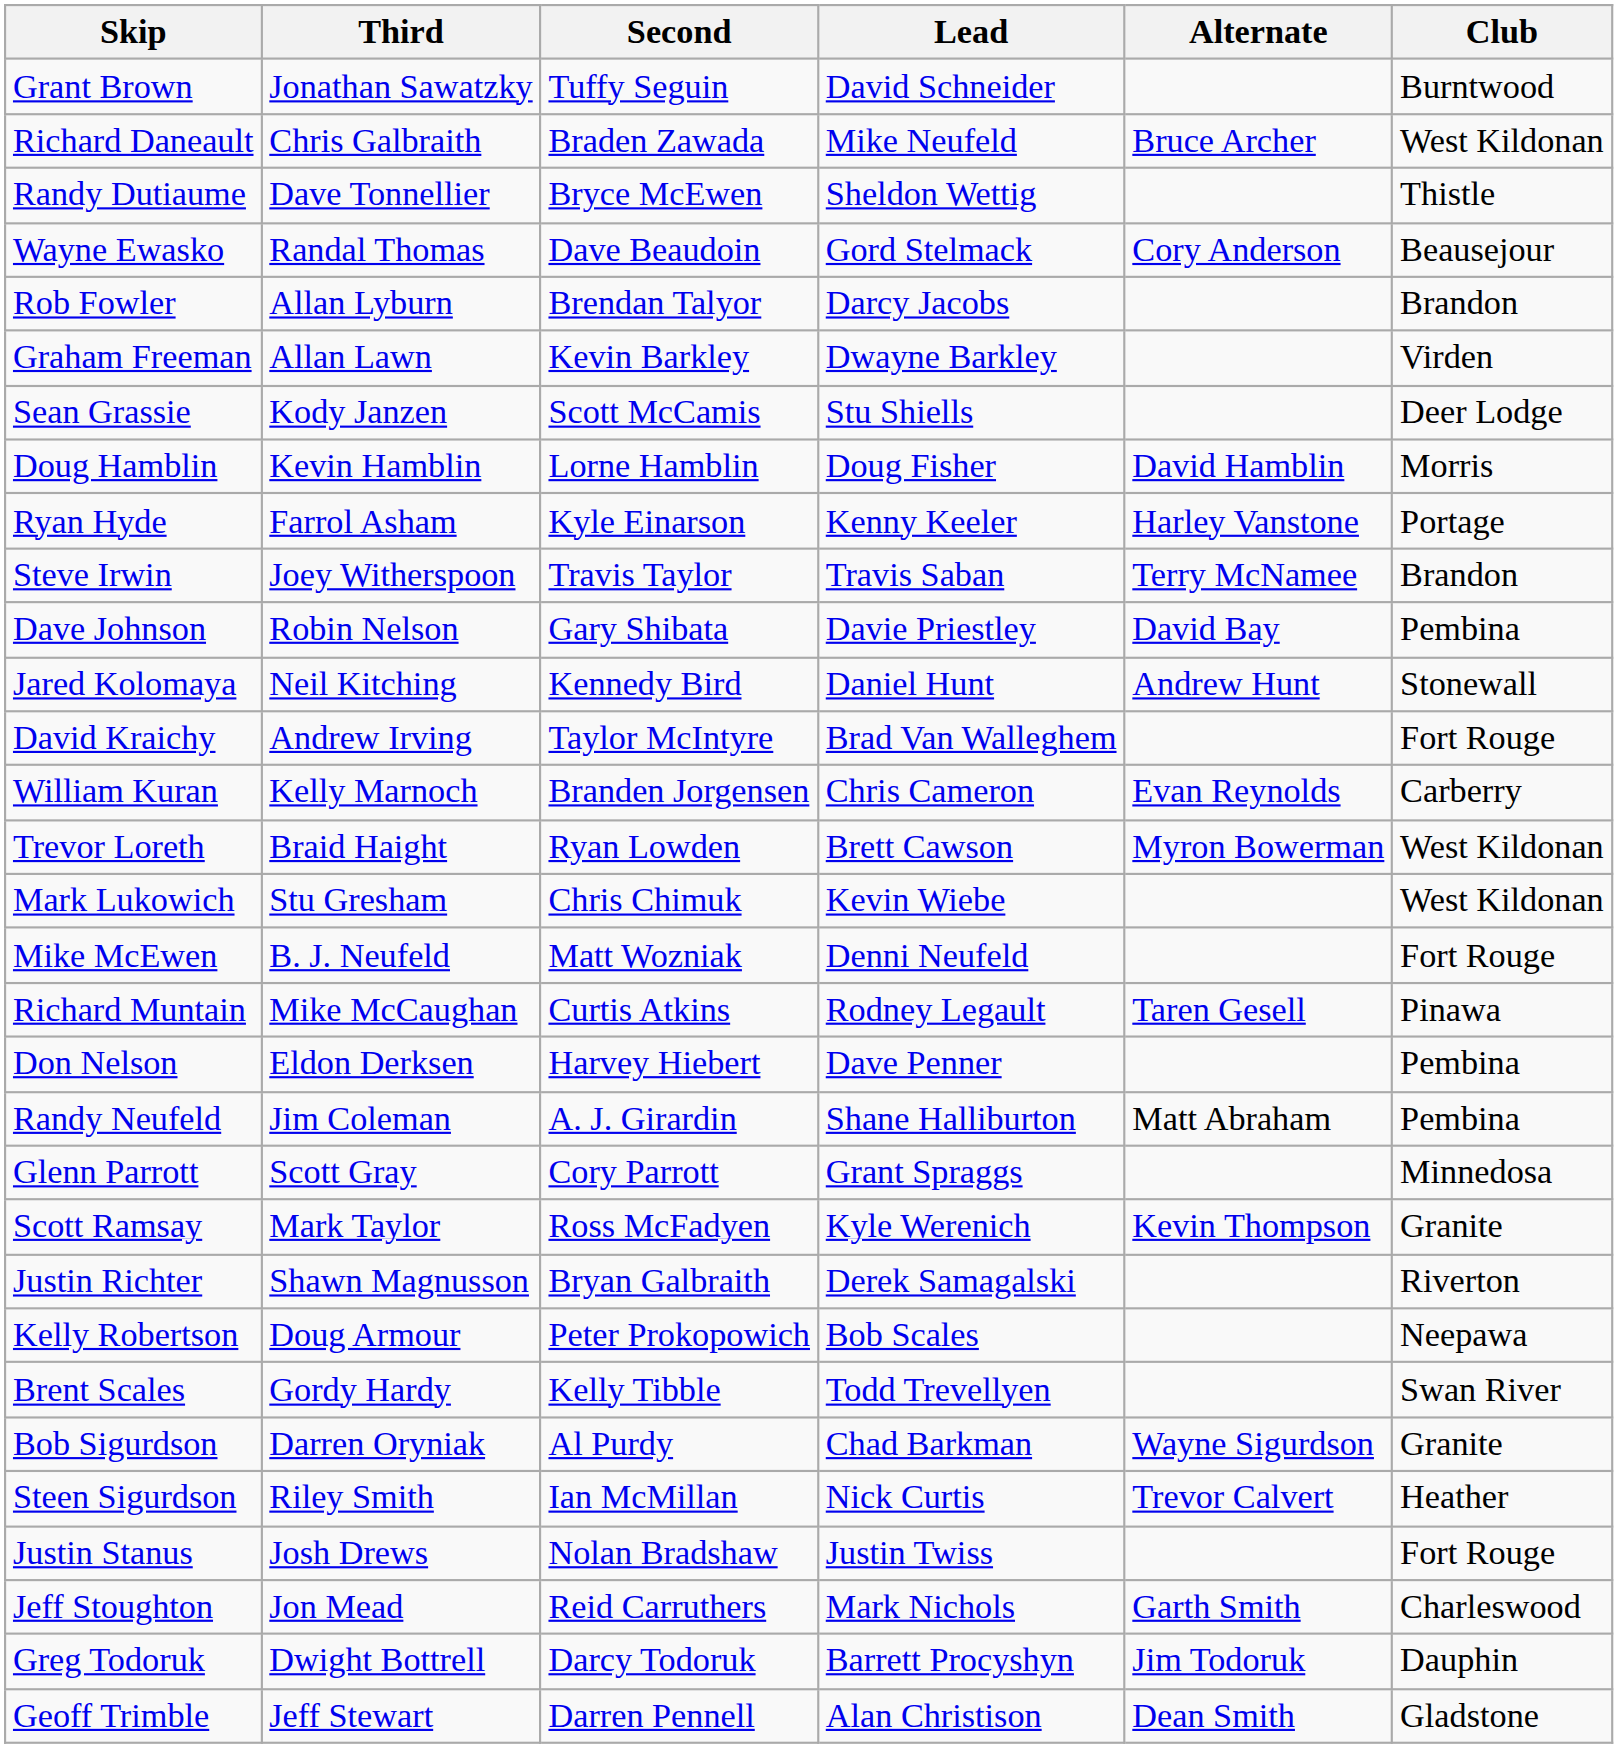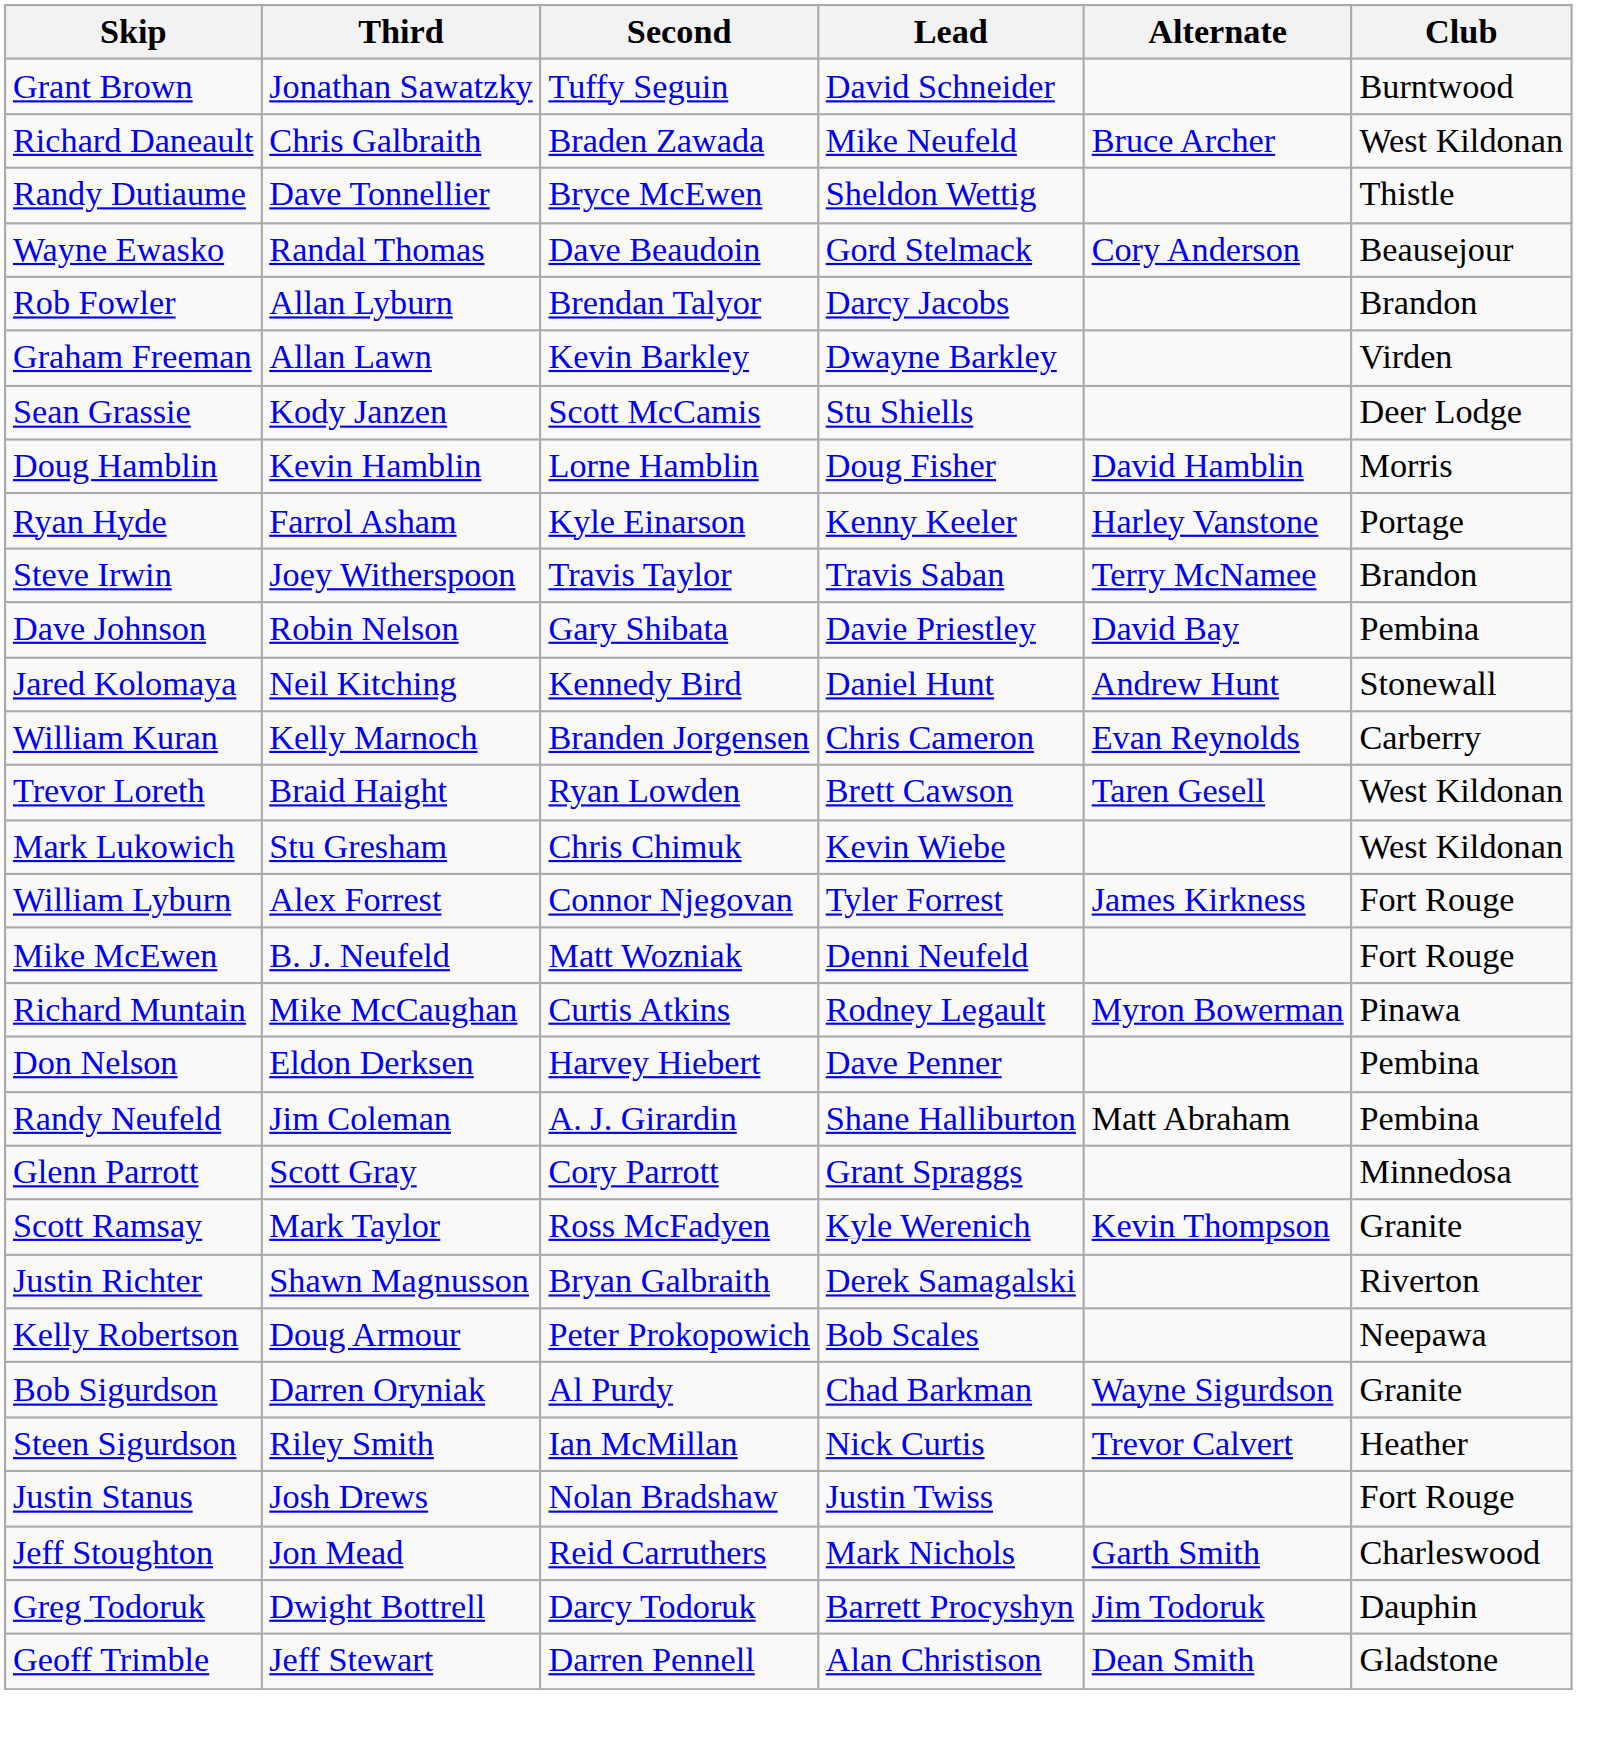- row: (114, 737)
(1258, 846) Myron Bowerman -> (1178, 791) Taren Gesell
+ row: (122, 900)
(1219, 1009) Taren Gesell -> (1218, 1009) Myron Bowerman
- row: (99, 1389)
